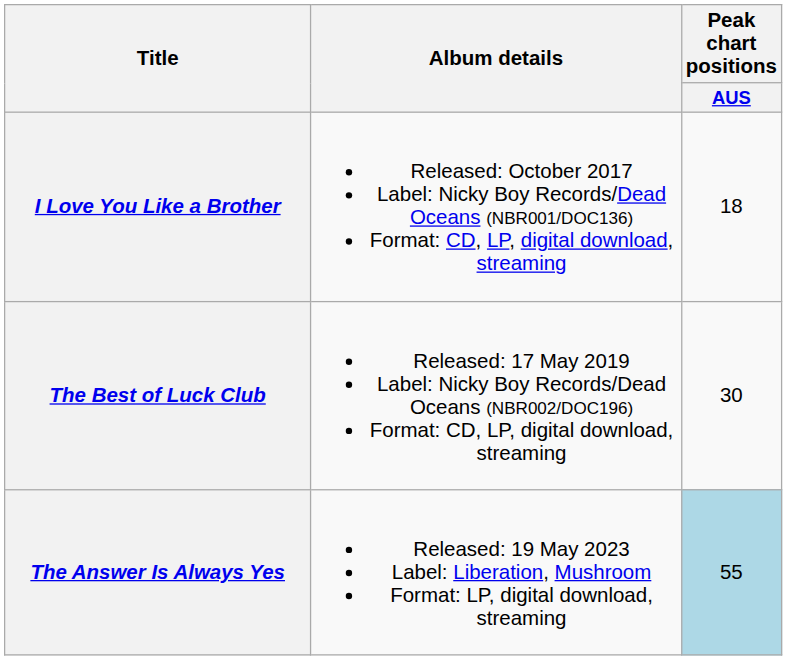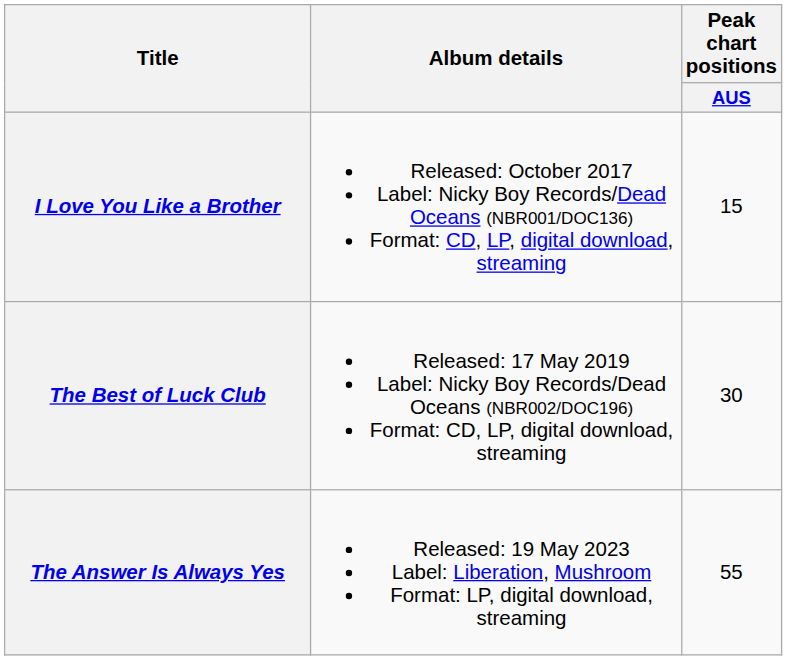(731, 206) 18 -> (731, 206) 15
(731, 572) lightblue background -> (731, 572) no background
